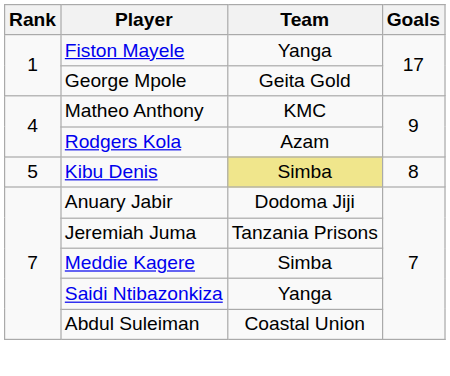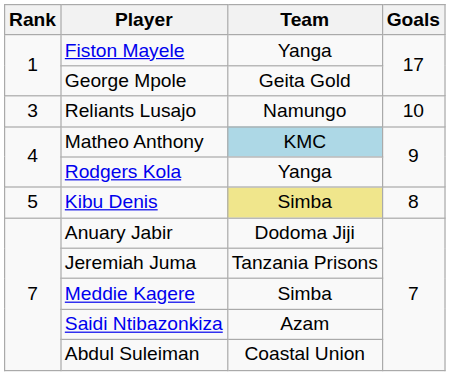+ row: (130, 111)
(305, 111) no background -> (305, 141) lightblue background
(305, 141) Azam -> (305, 171) Yanga
(305, 293) Yanga -> (305, 324) Azam
